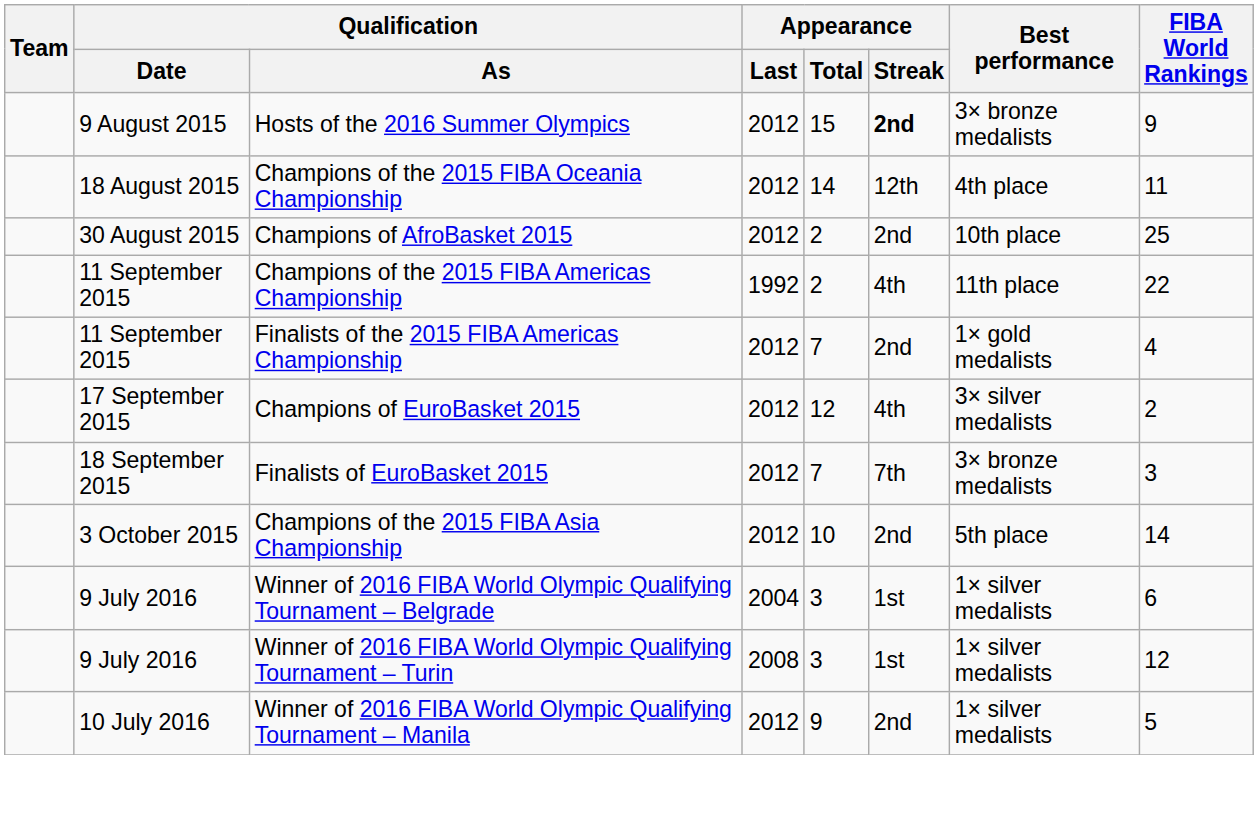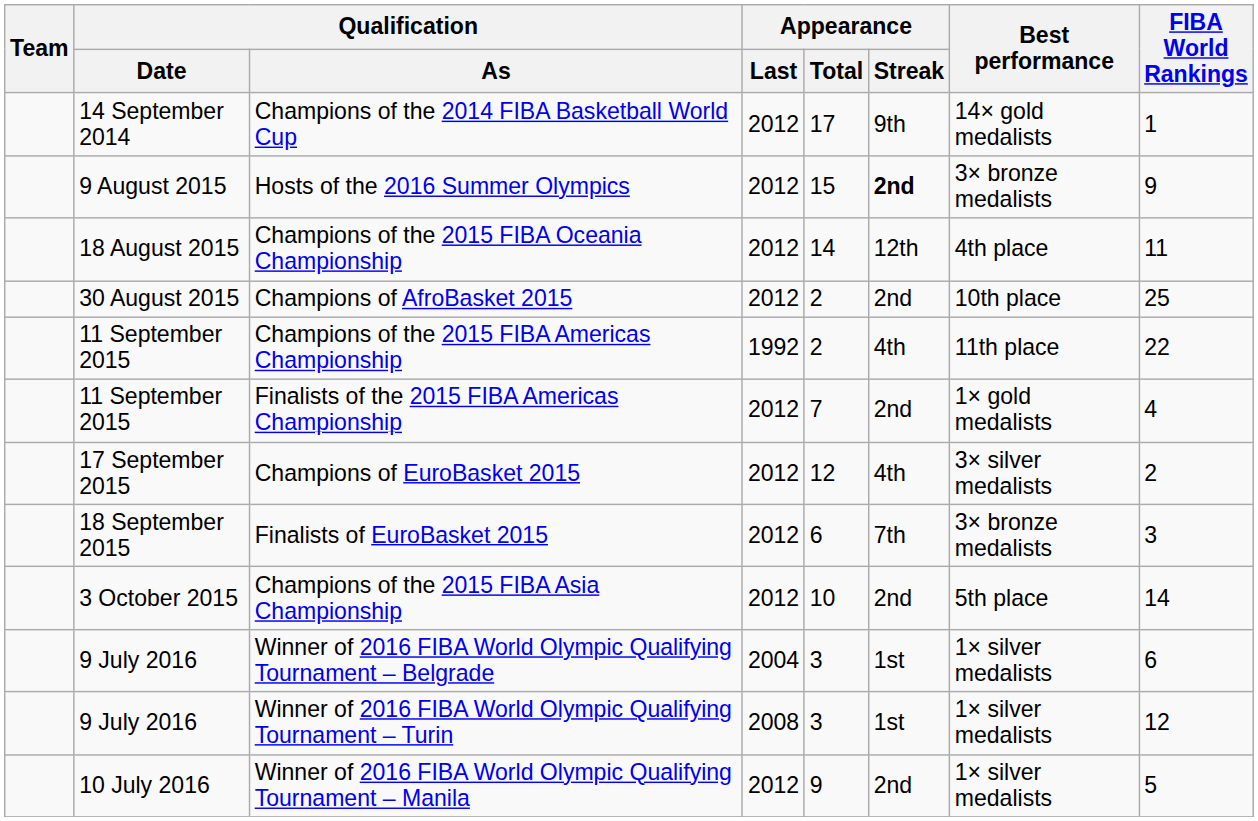+ row: (491, 124)
(816, 472) 7 -> (816, 535) 6
